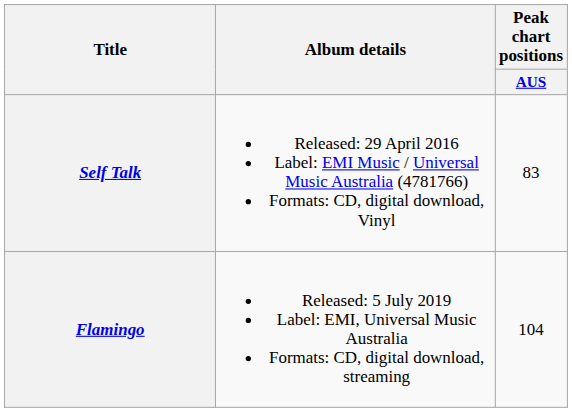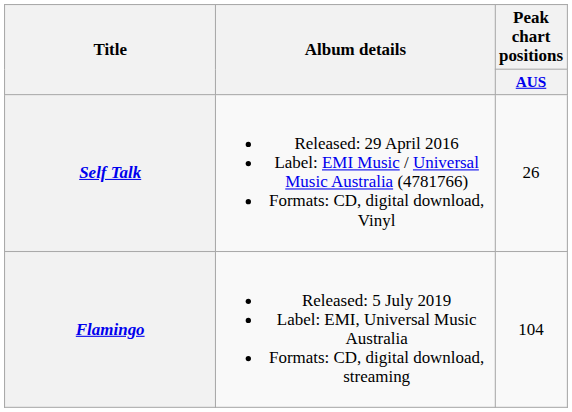(531, 172) 83 -> (531, 172) 26
